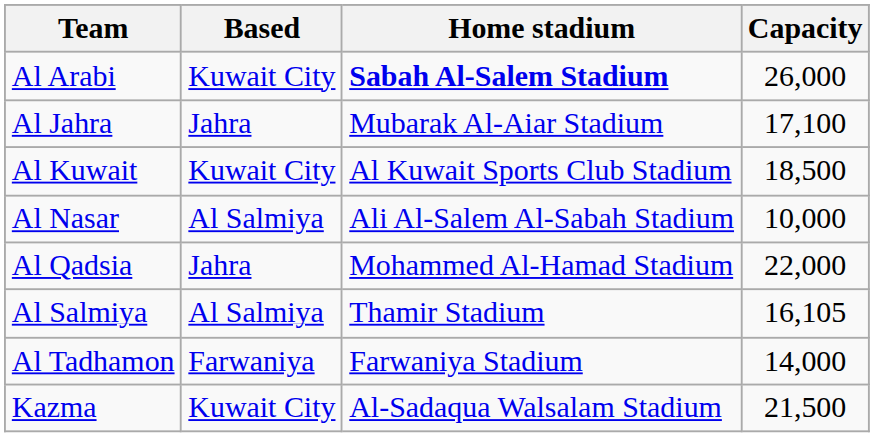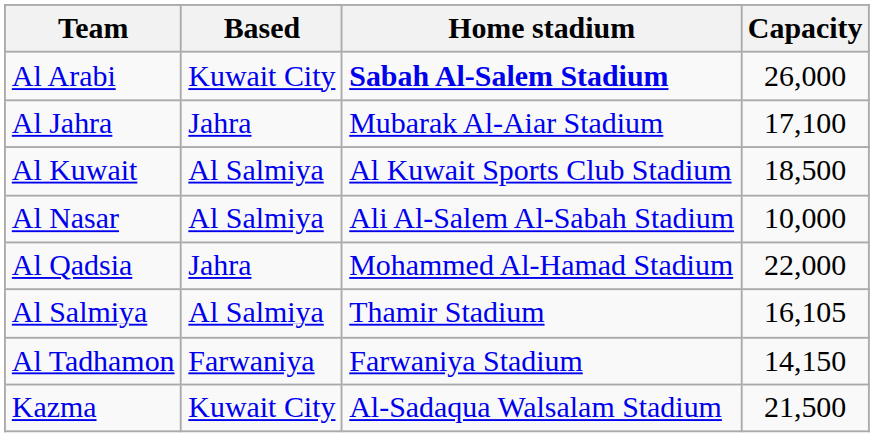(262, 170) Kuwait City -> (256, 170) Al Salmiya
(805, 360) 14,000 -> (805, 360) 14,150
